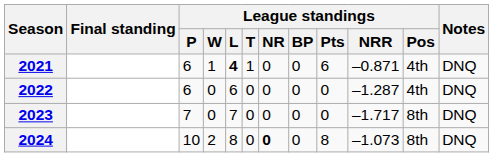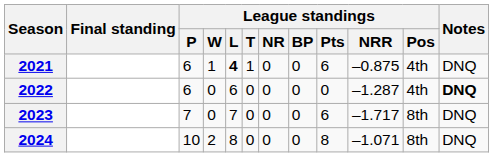(376, 66) –0.871 -> (376, 66) –0.875
(459, 90) normal -> (459, 90) bold
(325, 115) 0 -> (325, 115) 6
(267, 139) bold -> (267, 139) normal
(376, 139) –1.073 -> (376, 139) –1.071
